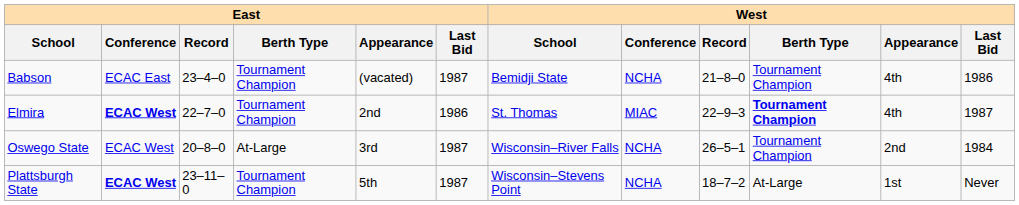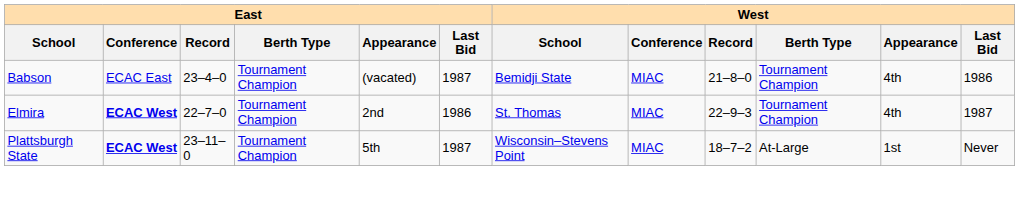(643, 77) NCHA -> (647, 77) MIAC
(790, 112) bold -> (793, 112) normal
- row: (48, 148)
(643, 183) NCHA -> (647, 148) MIAC
